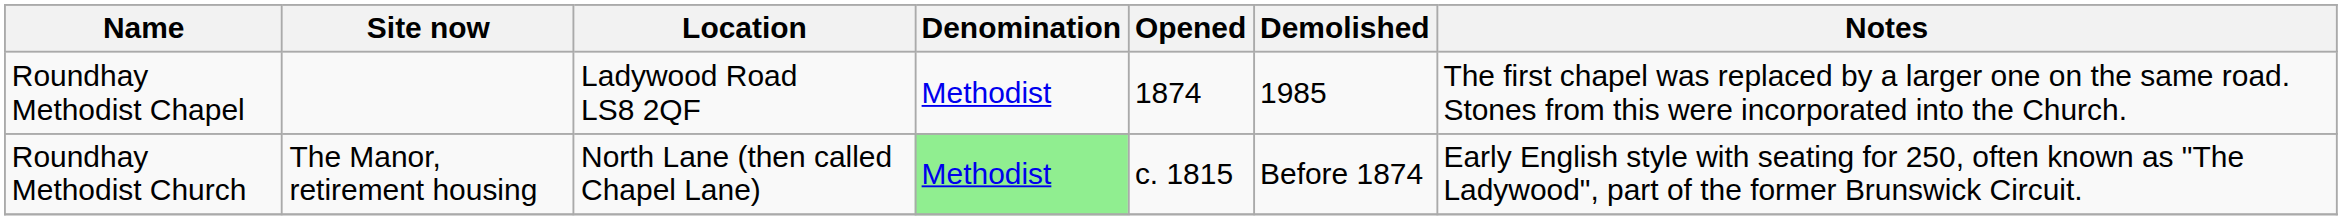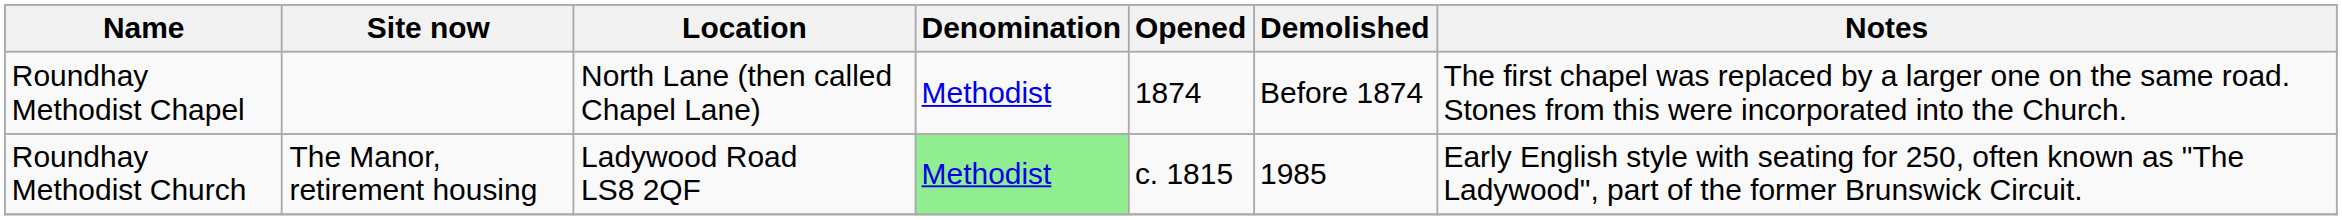(689, 92) Ladywood Road LS8 2QF -> (737, 92) North Lane (then called Chapel Lane)
(1293, 92) 1985 -> (1342, 92) Before 1874
(737, 173) North Lane (then called Chapel Lane) -> (689, 173) Ladywood Road LS8 2QF
(1342, 173) Before 1874 -> (1293, 173) 1985
